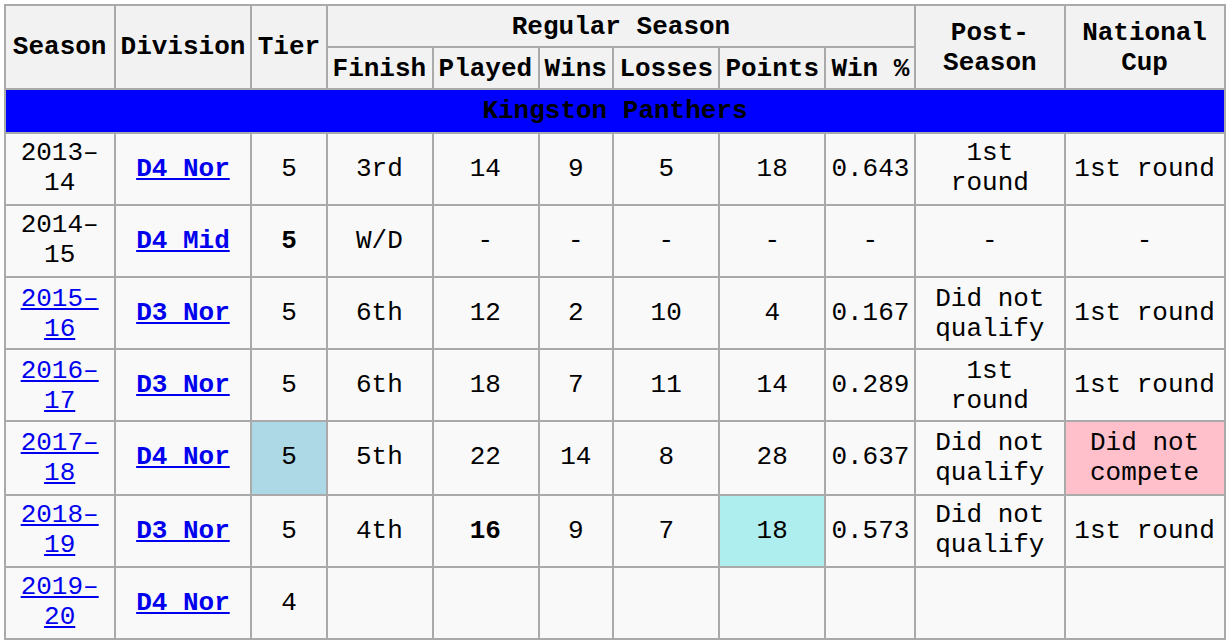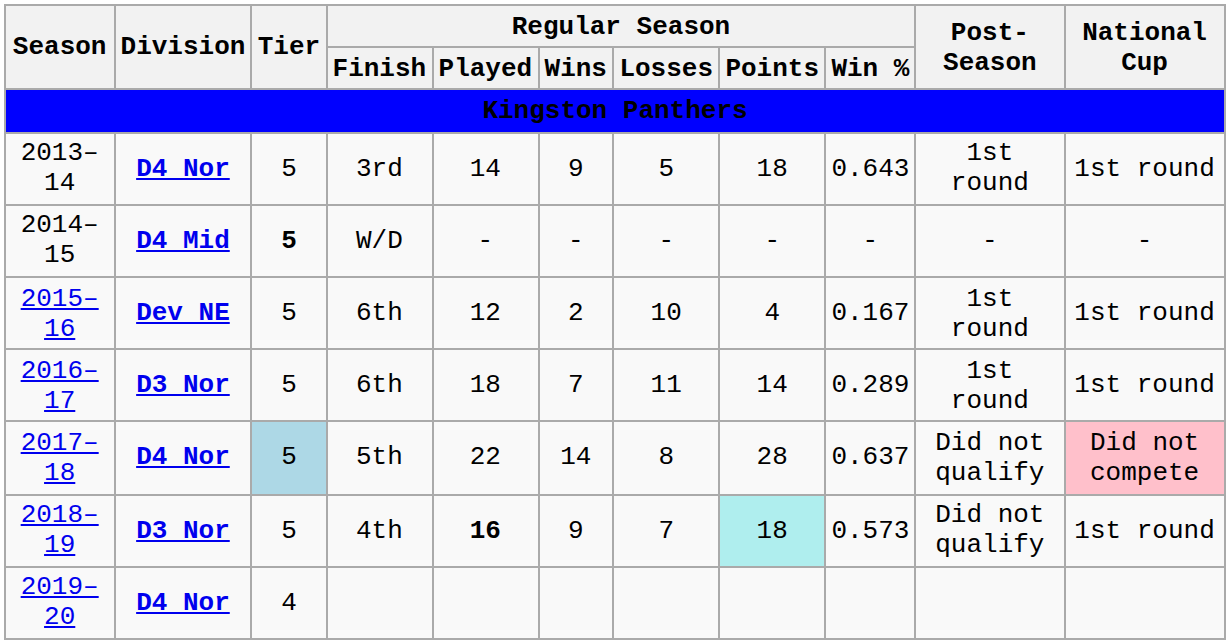(183, 313) D3 Nor -> (183, 313) Dev NE
(990, 313) Did not qualify -> (990, 313) 1st round
